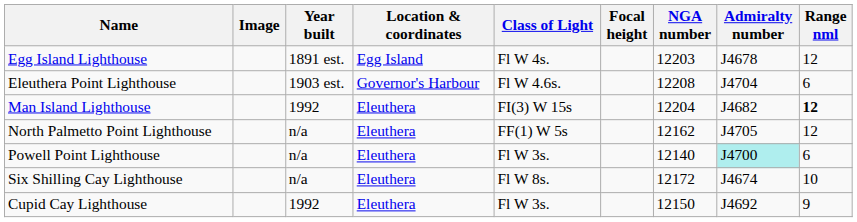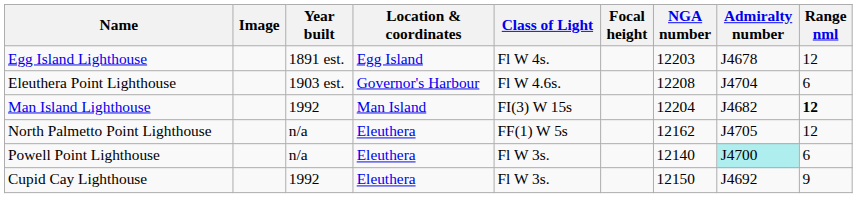(386, 107) Eleuthera -> (391, 107) Man Island
- row: (95, 180)
